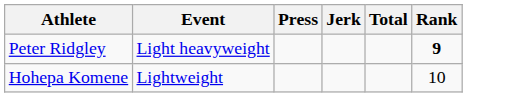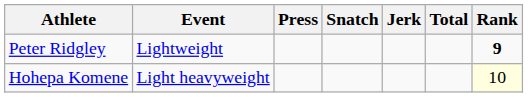+ column: (352, 19)
(203, 48) Light heavyweight -> (180, 48) Lightweight
(180, 77) Lightweight -> (203, 77) Light heavyweight
(437, 77) no background -> (497, 77) lightyellow background
